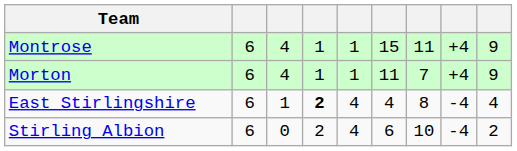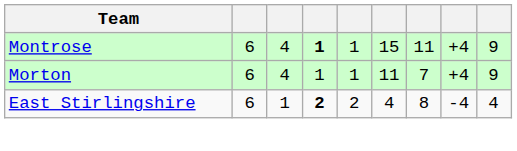(319, 47) normal -> (319, 47) bold
(354, 103) 4 -> (354, 103) 2
- row: (87, 131)
